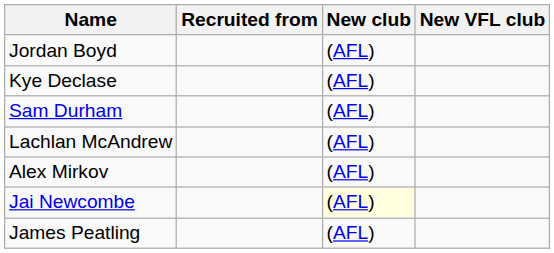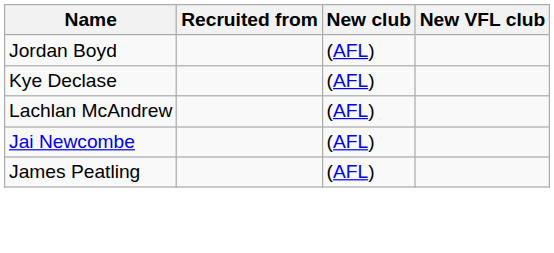- row: (66, 111)
- row: (59, 171)
(351, 202) lightyellow background -> (351, 141) no background
